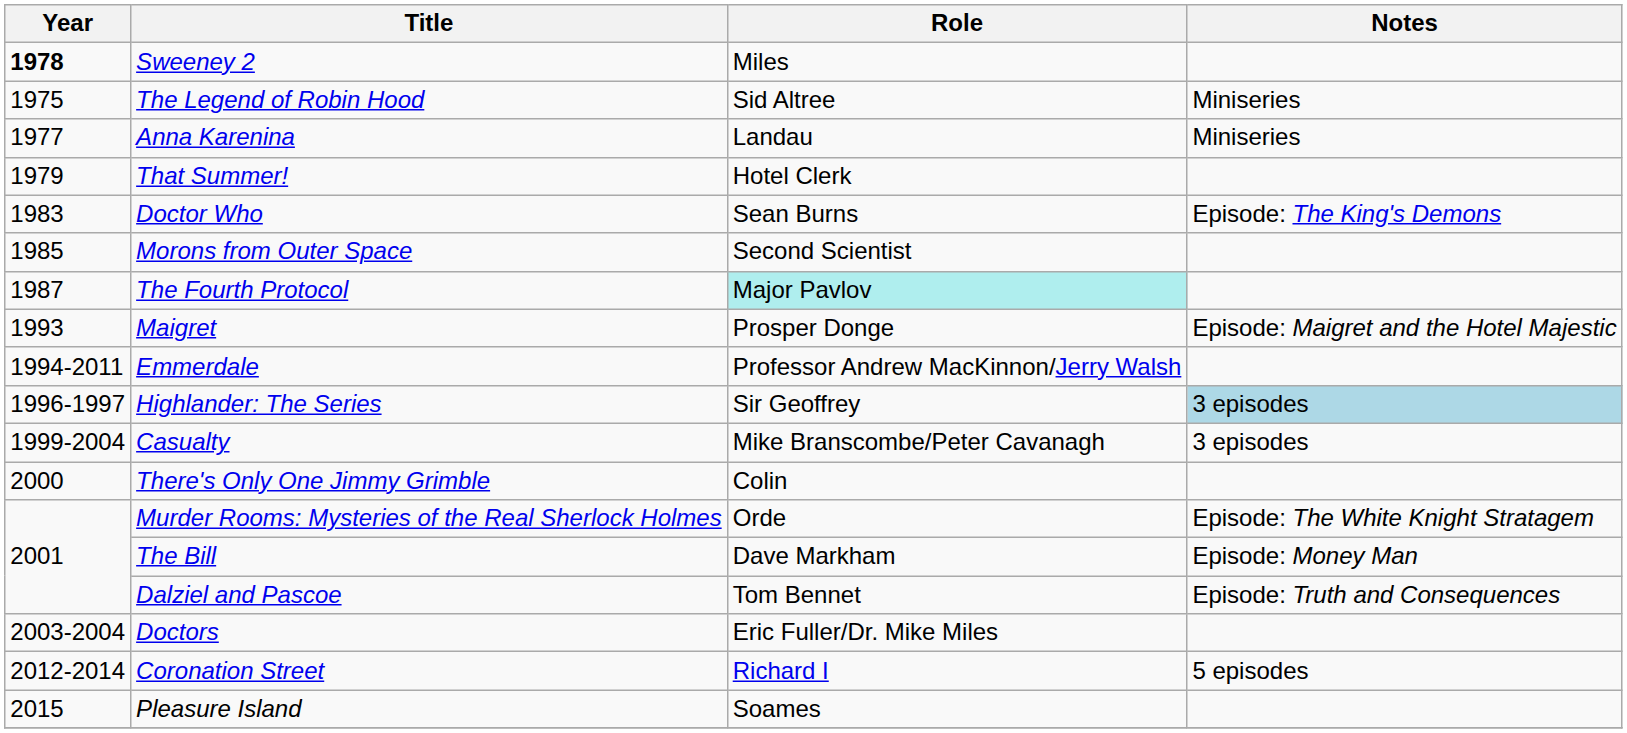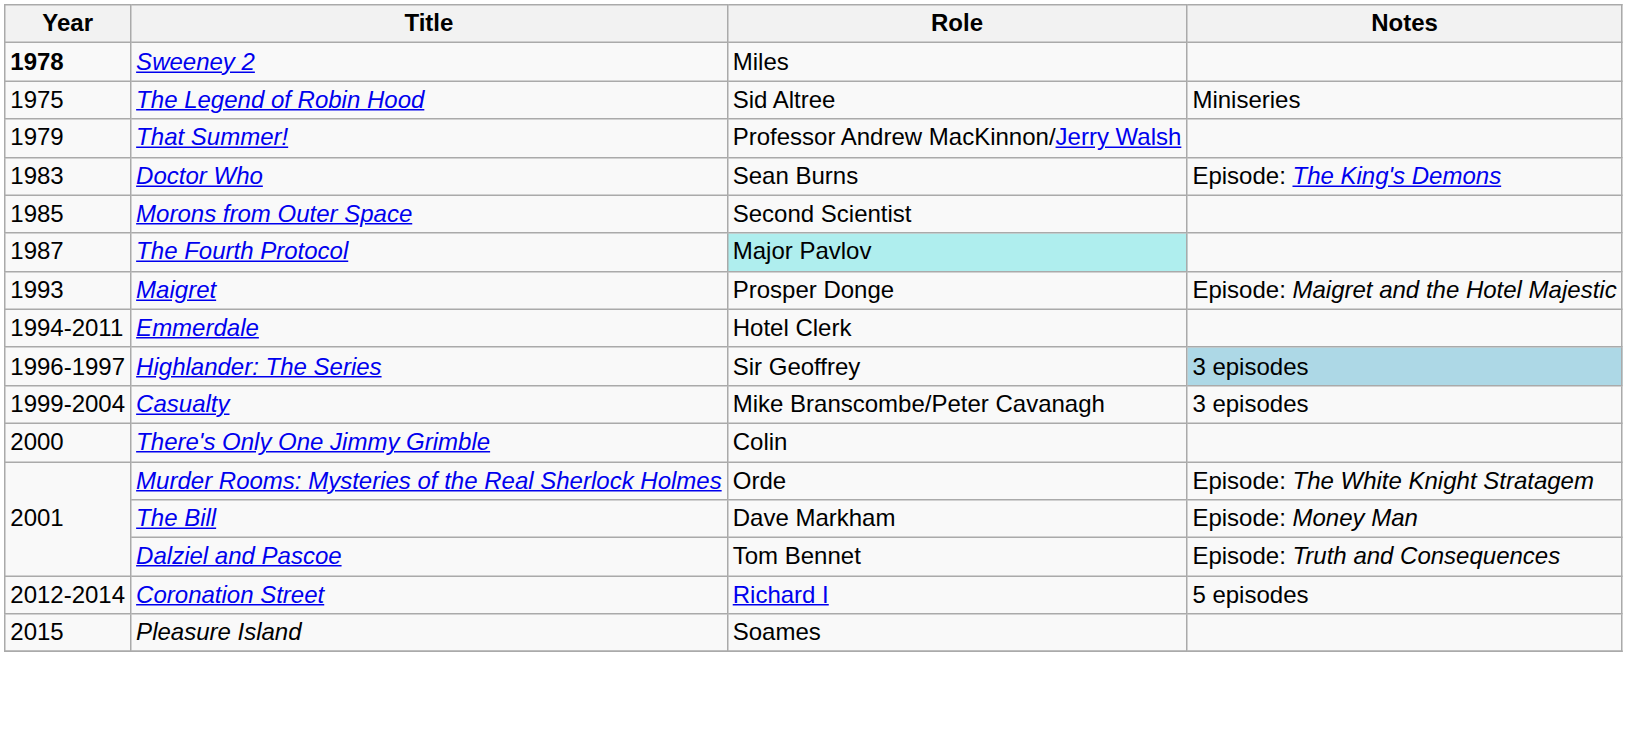- row: (216, 137)
(792, 175) Hotel Clerk -> (957, 137) Professor Andrew MacKinnon/Jerry Walsh
(957, 366) Professor Andrew MacKinnon/Jerry Walsh -> (792, 328) Hotel Clerk
- row: (177, 632)
